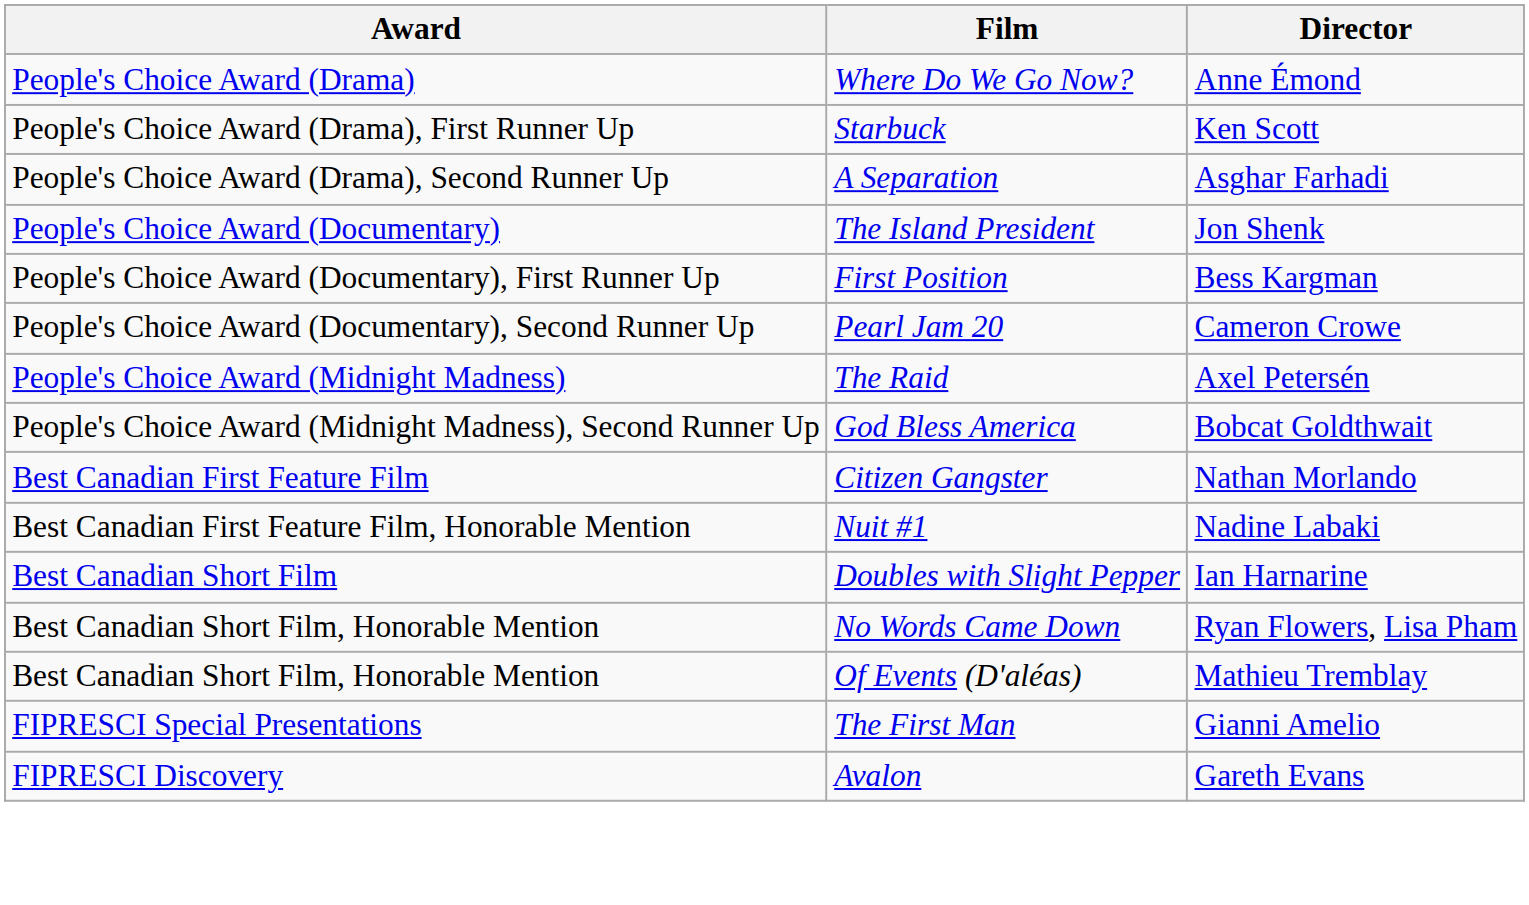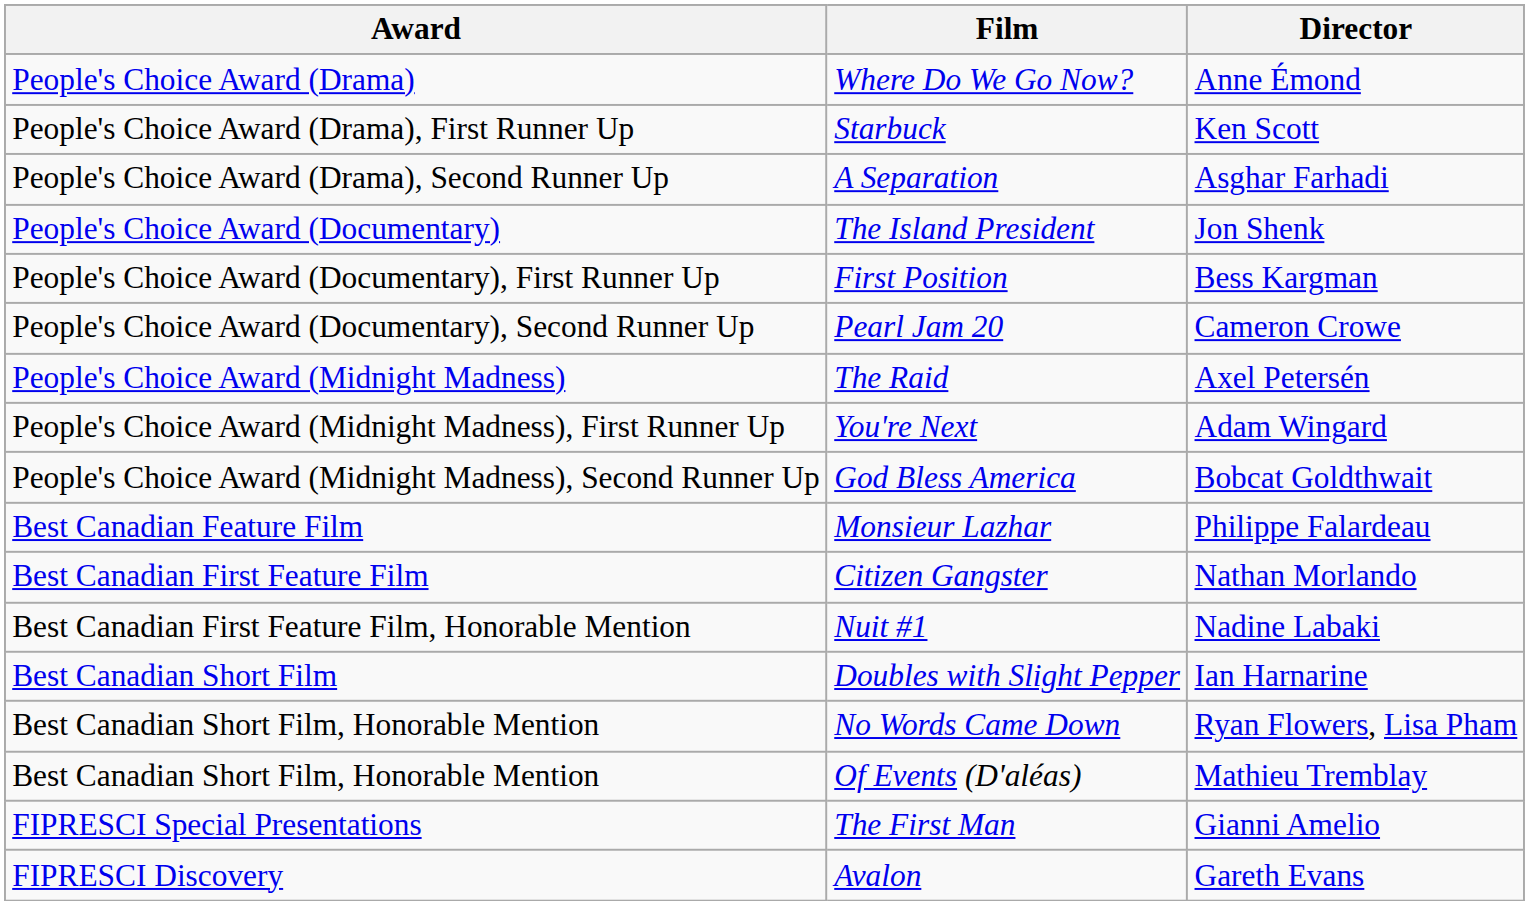+ row: (906, 427)
+ row: (943, 526)
